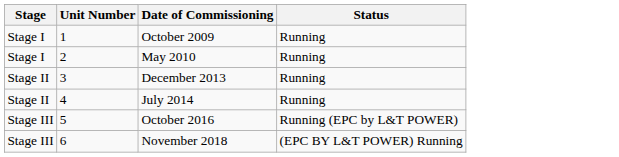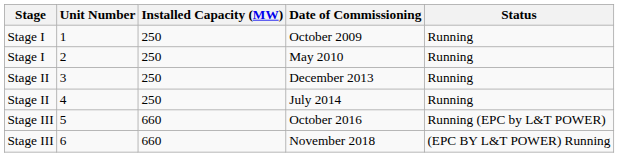+ column: (212, 15)
